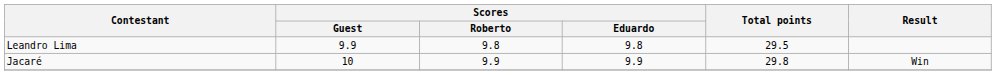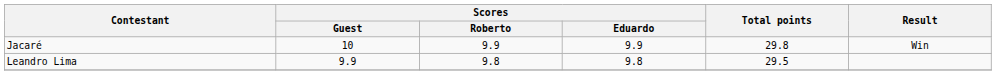rows swapped: (24, 61) <-> (42, 45)
